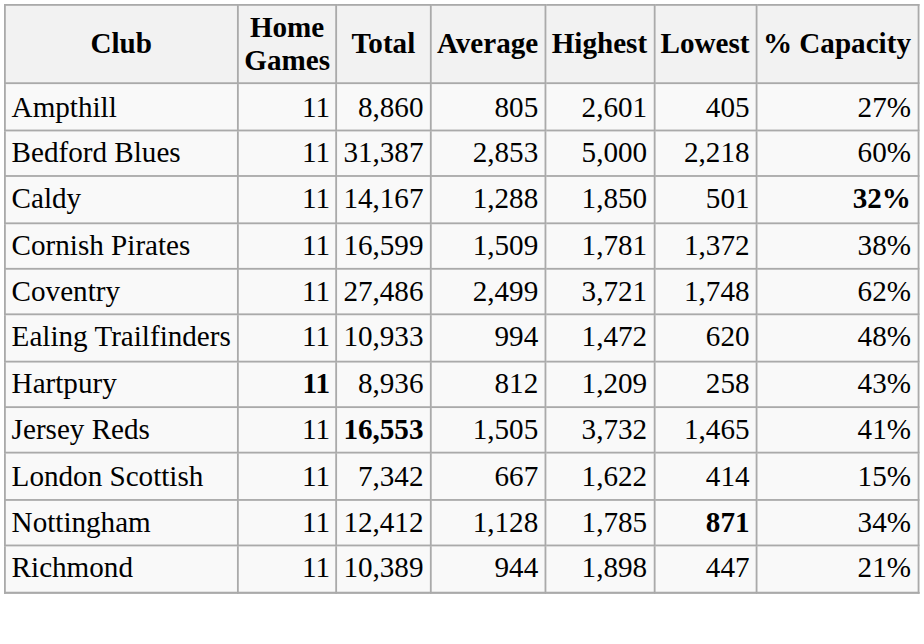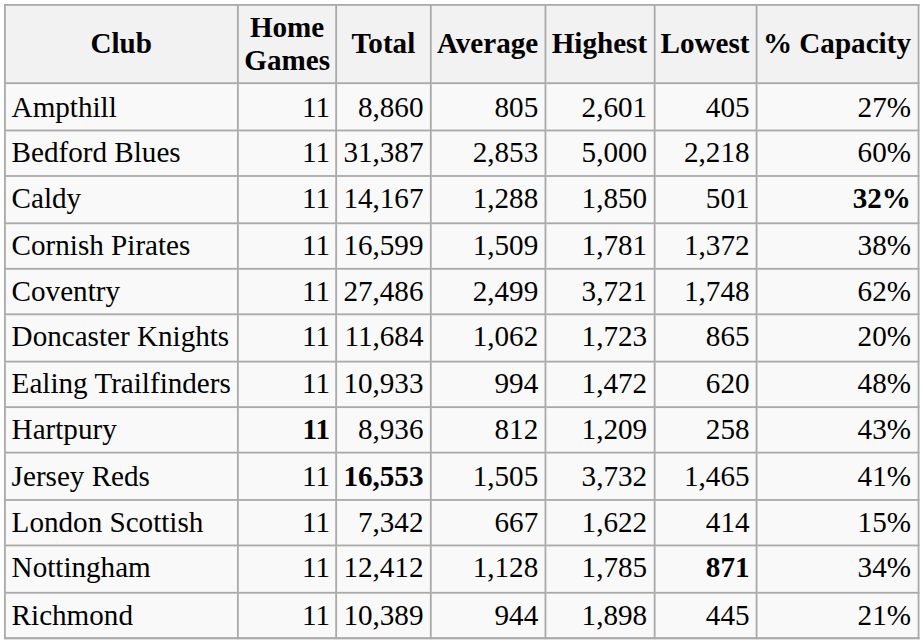+ row: (120, 337)
(728, 568) 447 -> (728, 614) 445
